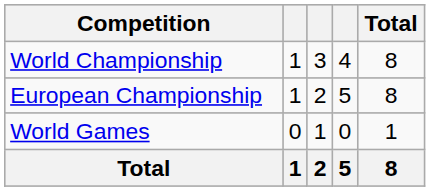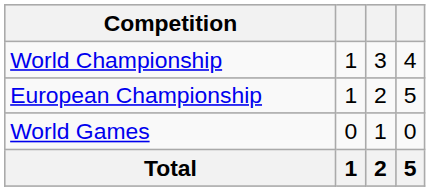- column: (391, 23)
